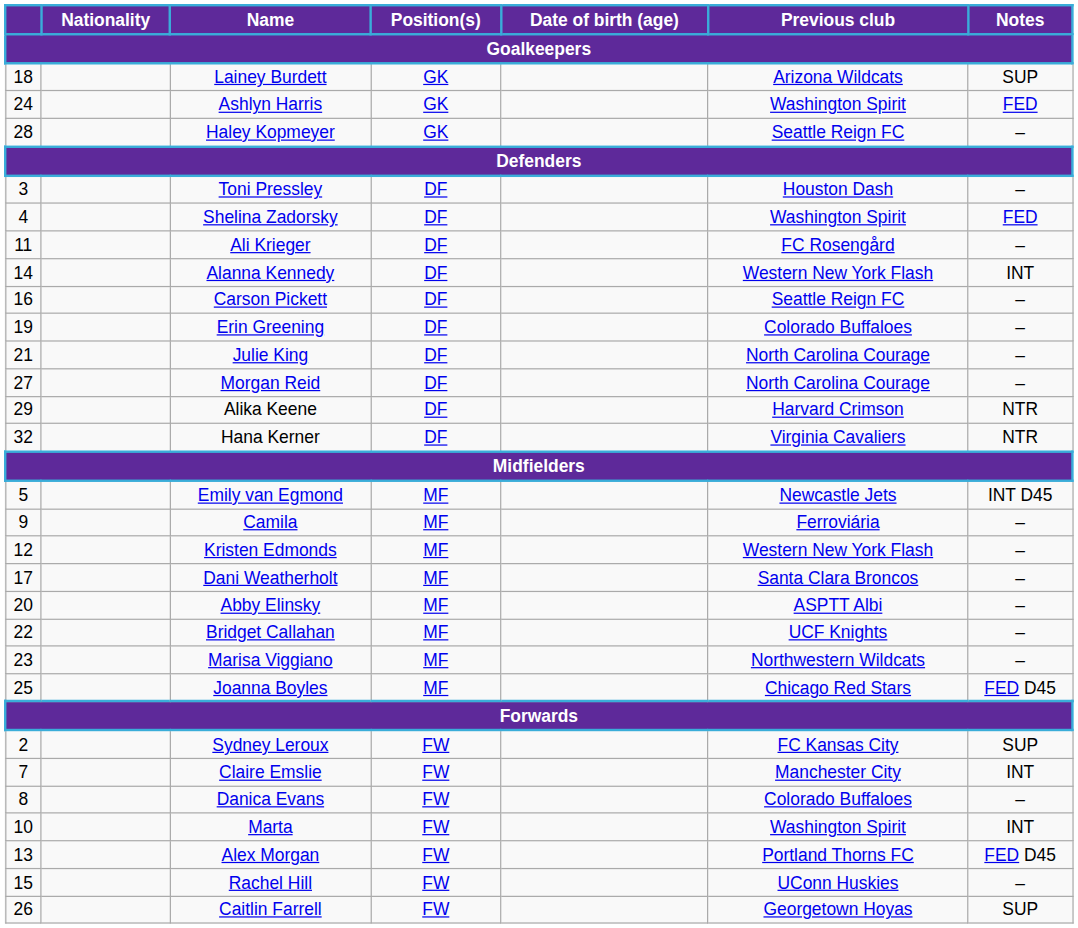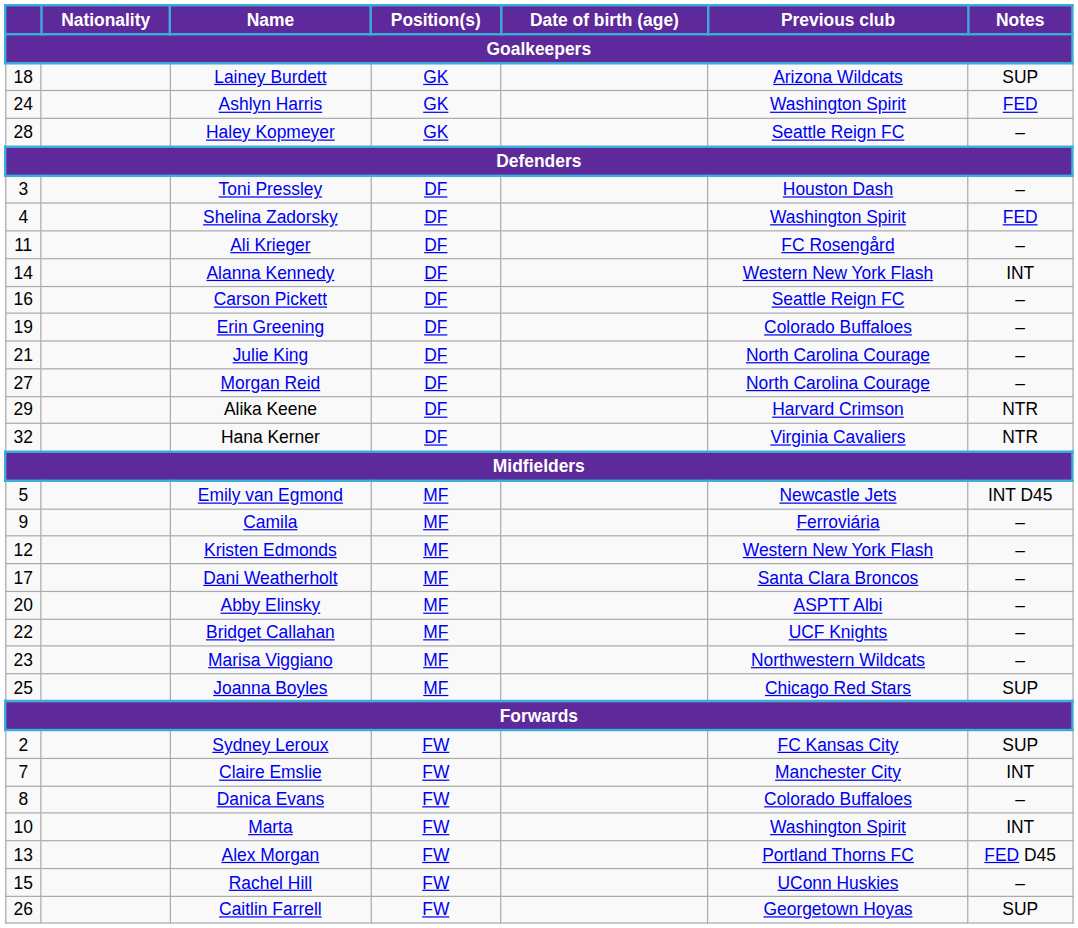(1020, 688) FED D45 -> (1020, 688) SUP
